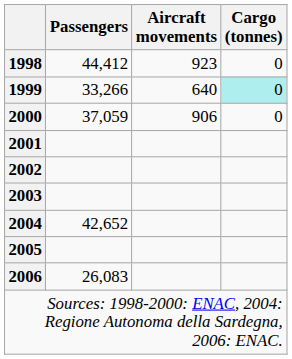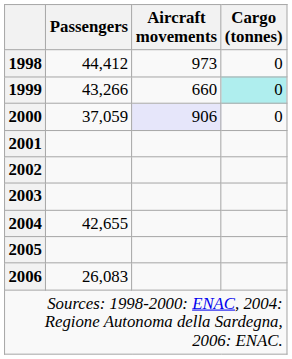(204, 63) 923 -> (204, 63) 973
(105, 90) 33,266 -> (105, 90) 43,266
(204, 90) 640 -> (204, 90) 660
(204, 116) no background -> (204, 116) lavender background
(105, 223) 42,652 -> (105, 223) 42,655
